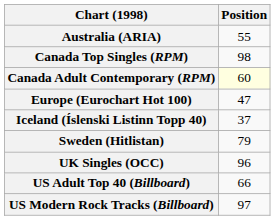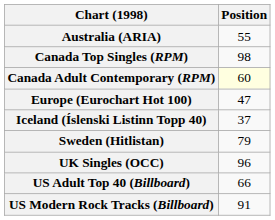(244, 204) 97 -> (244, 204) 91
